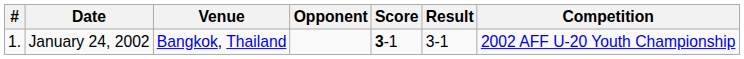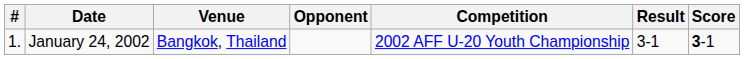columns swapped: (397, 16) <-> (608, 16)
